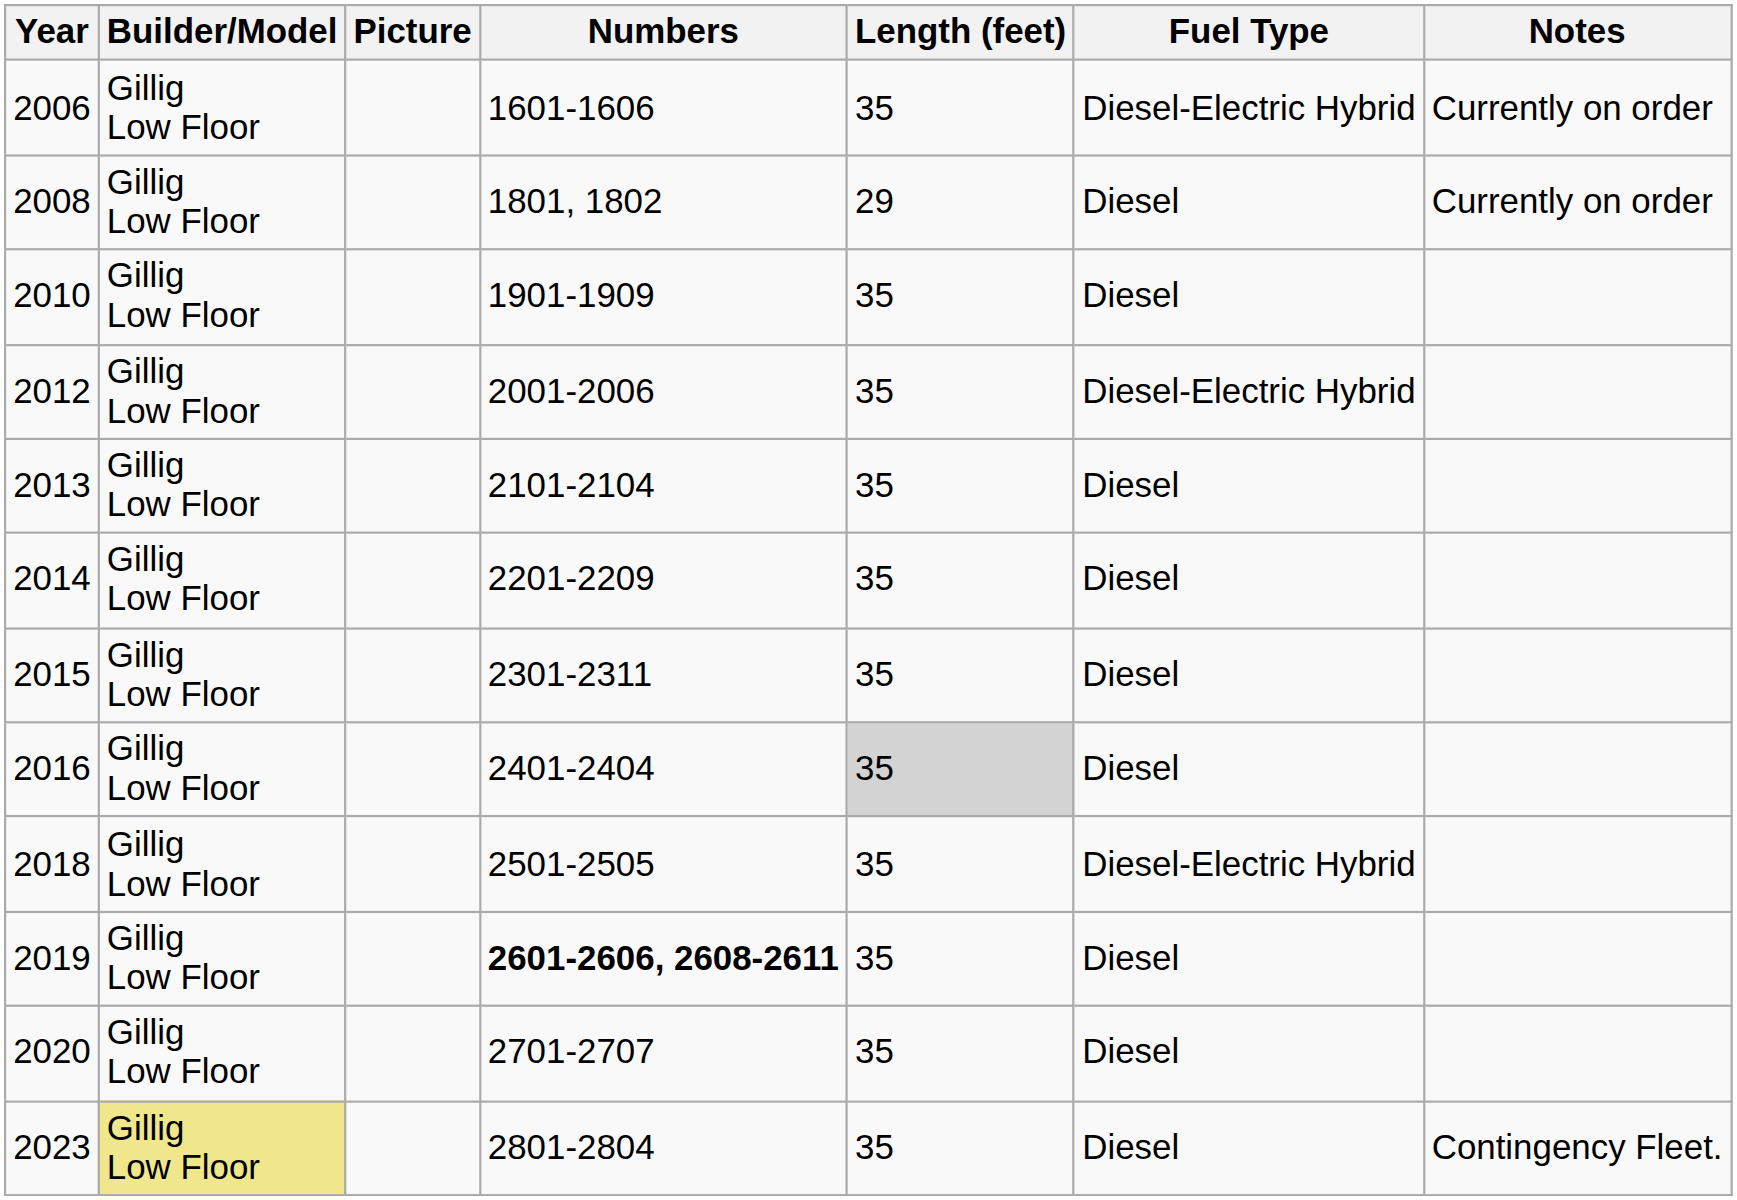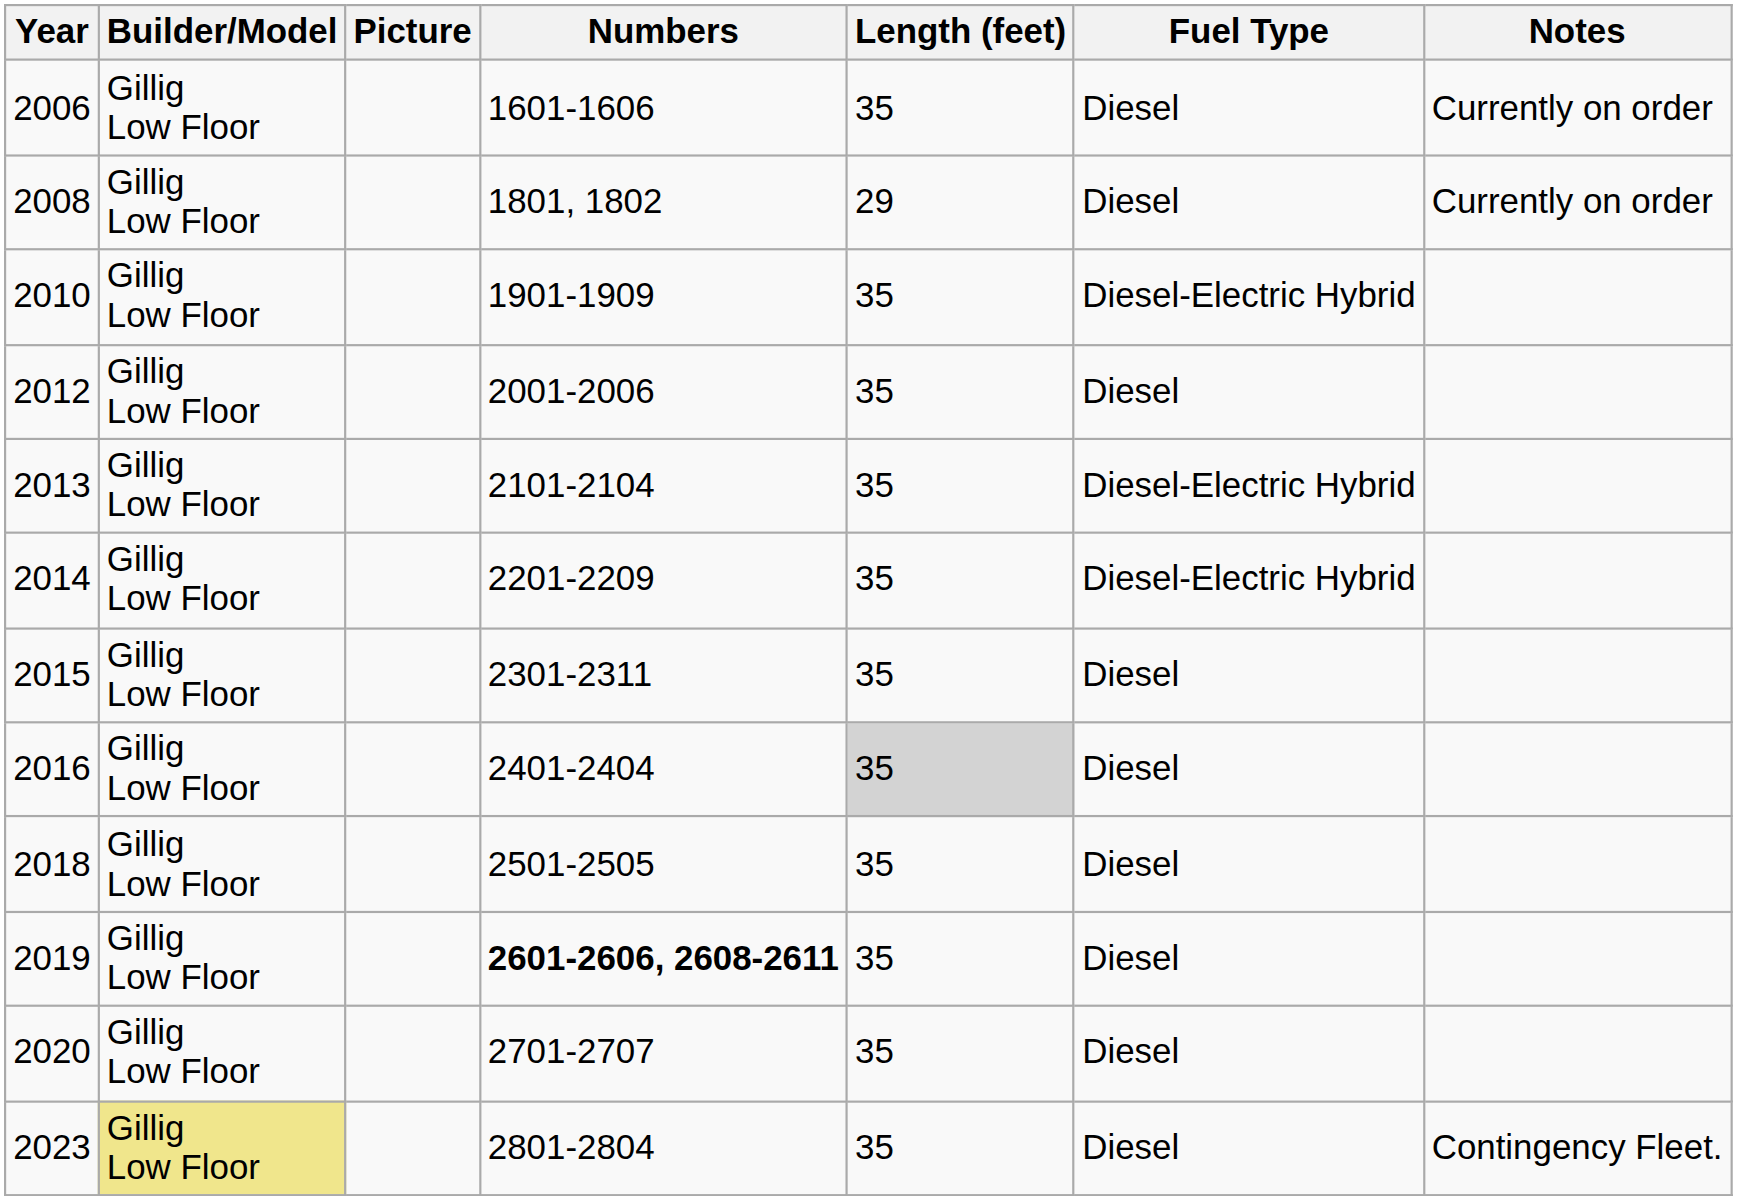(1249, 107) Diesel-Electric Hybrid -> (1131, 107) Diesel
(1131, 296) Diesel -> (1249, 296) Diesel-Electric Hybrid
(1249, 390) Diesel-Electric Hybrid -> (1131, 390) Diesel
(1131, 485) Diesel -> (1249, 485) Diesel-Electric Hybrid
(1131, 579) Diesel -> (1249, 579) Diesel-Electric Hybrid
(1249, 863) Diesel-Electric Hybrid -> (1131, 863) Diesel
